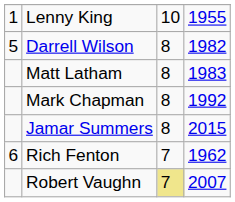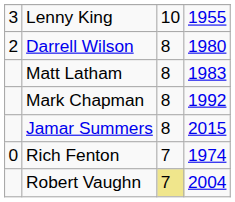(13, 18) 1 -> (13, 18) 3
(13, 45) 5 -> (13, 45) 2
(207, 45) 1982 -> (207, 45) 1980
(13, 155) 6 -> (13, 155) 0
(207, 155) 1962 -> (207, 155) 1974
(207, 182) 2007 -> (207, 182) 2004
